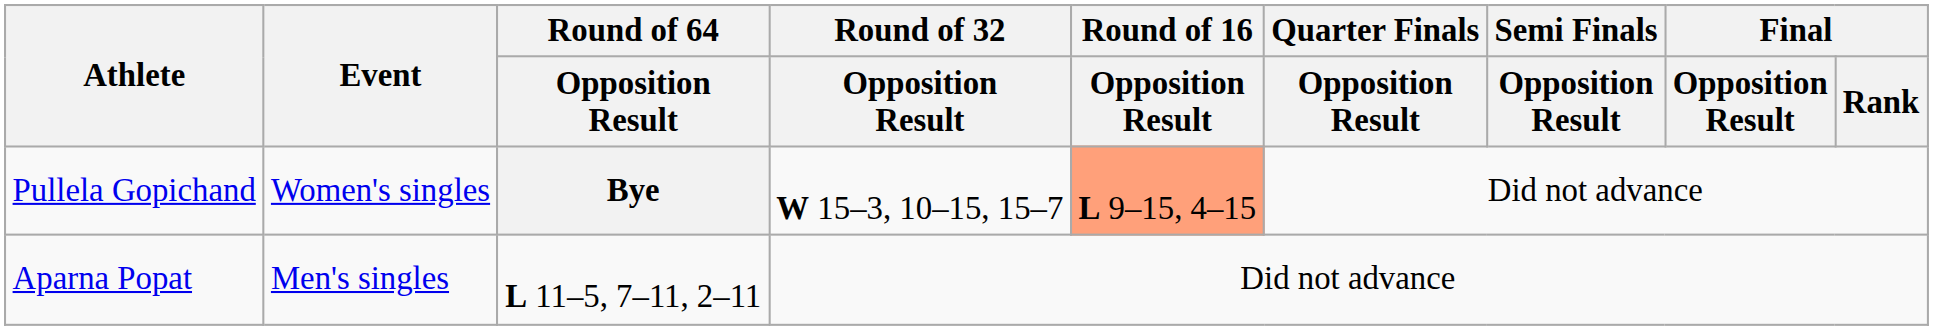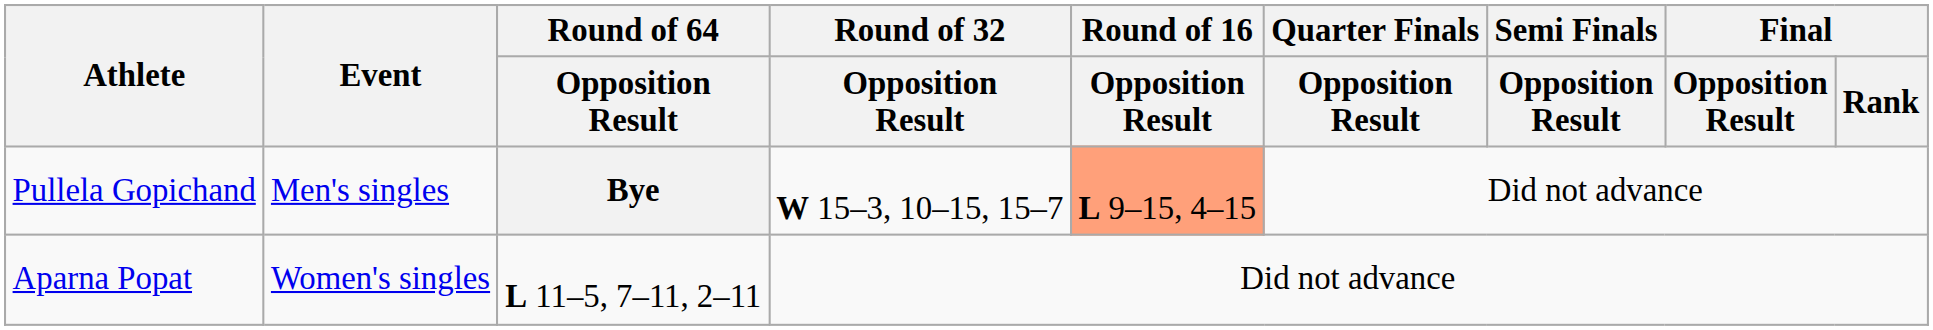(381, 189) Women's singles -> (360, 189) Men's singles
(360, 278) Men's singles -> (381, 278) Women's singles
